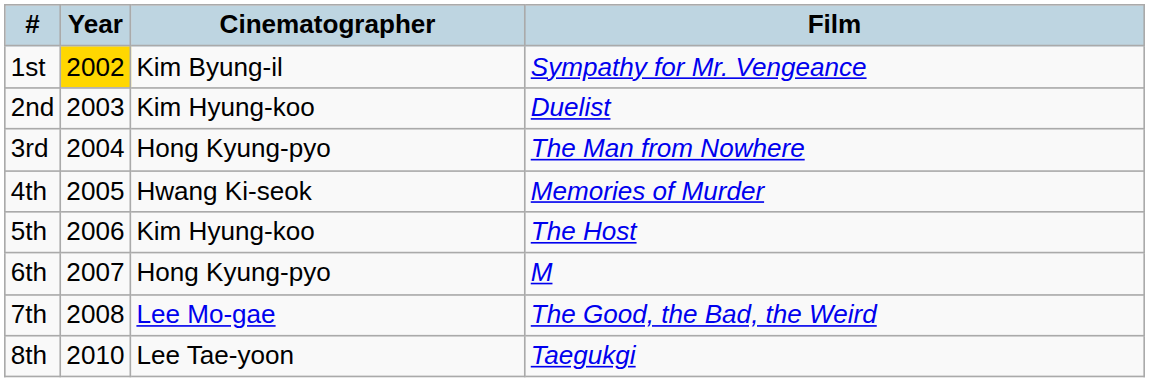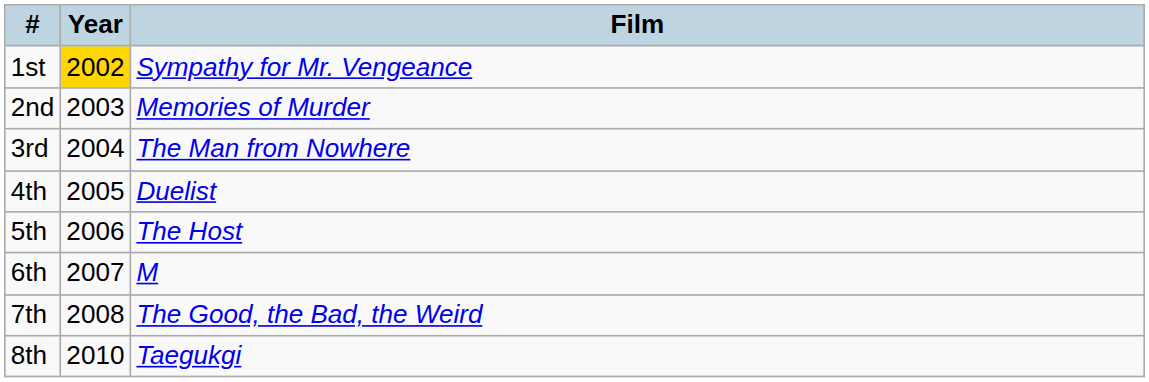- column: (328, 25)
(571, 107) Duelist -> (253, 107) Memories of Murder
(647, 190) Memories of Murder -> (176, 190) Duelist
